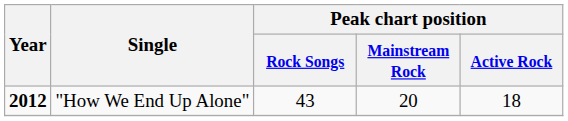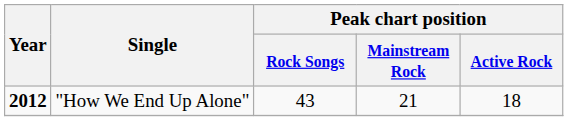(408, 100) 20 -> (408, 100) 21
